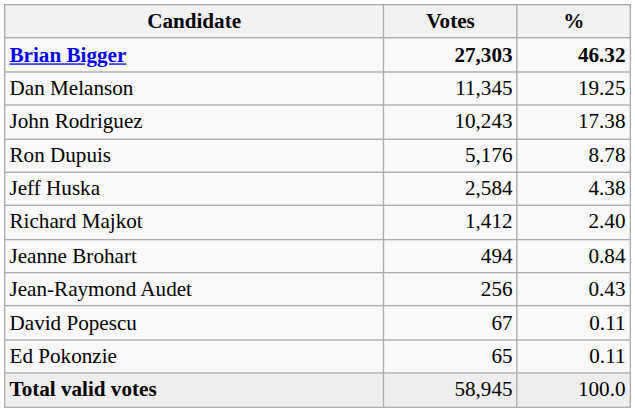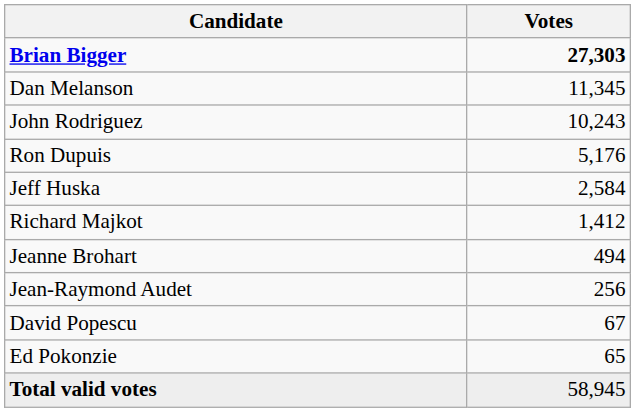- column: (574, 21)
